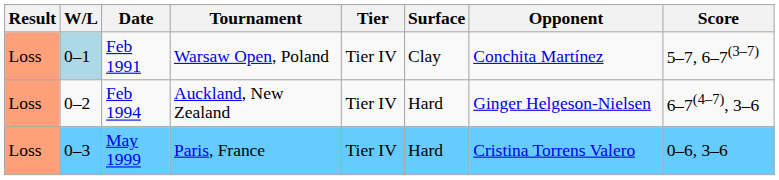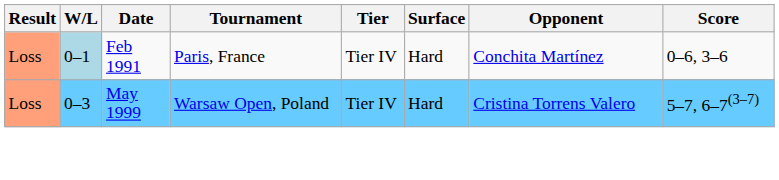(252, 55) Warsaw Open, Poland -> (220, 55) Paris, France
(425, 55) Clay -> (426, 55) Hard
(713, 55) 5–7, 6–7(3–7) -> (697, 55) 0–6, 3–6
- row: (123, 103)
(220, 150) Paris, France -> (252, 103) Warsaw Open, Poland
(697, 150) 0–6, 3–6 -> (713, 103) 5–7, 6–7(3–7)
